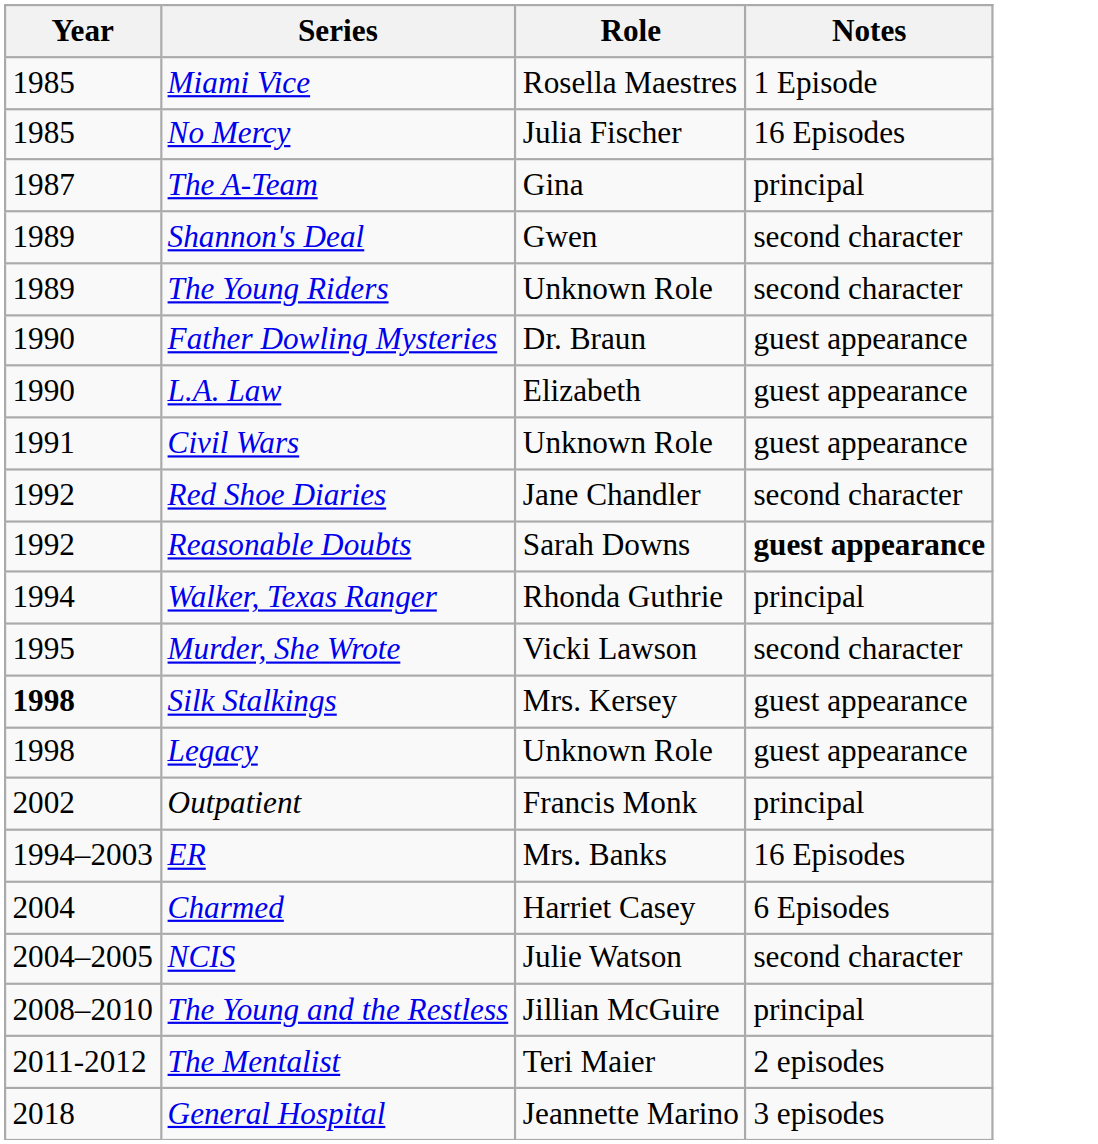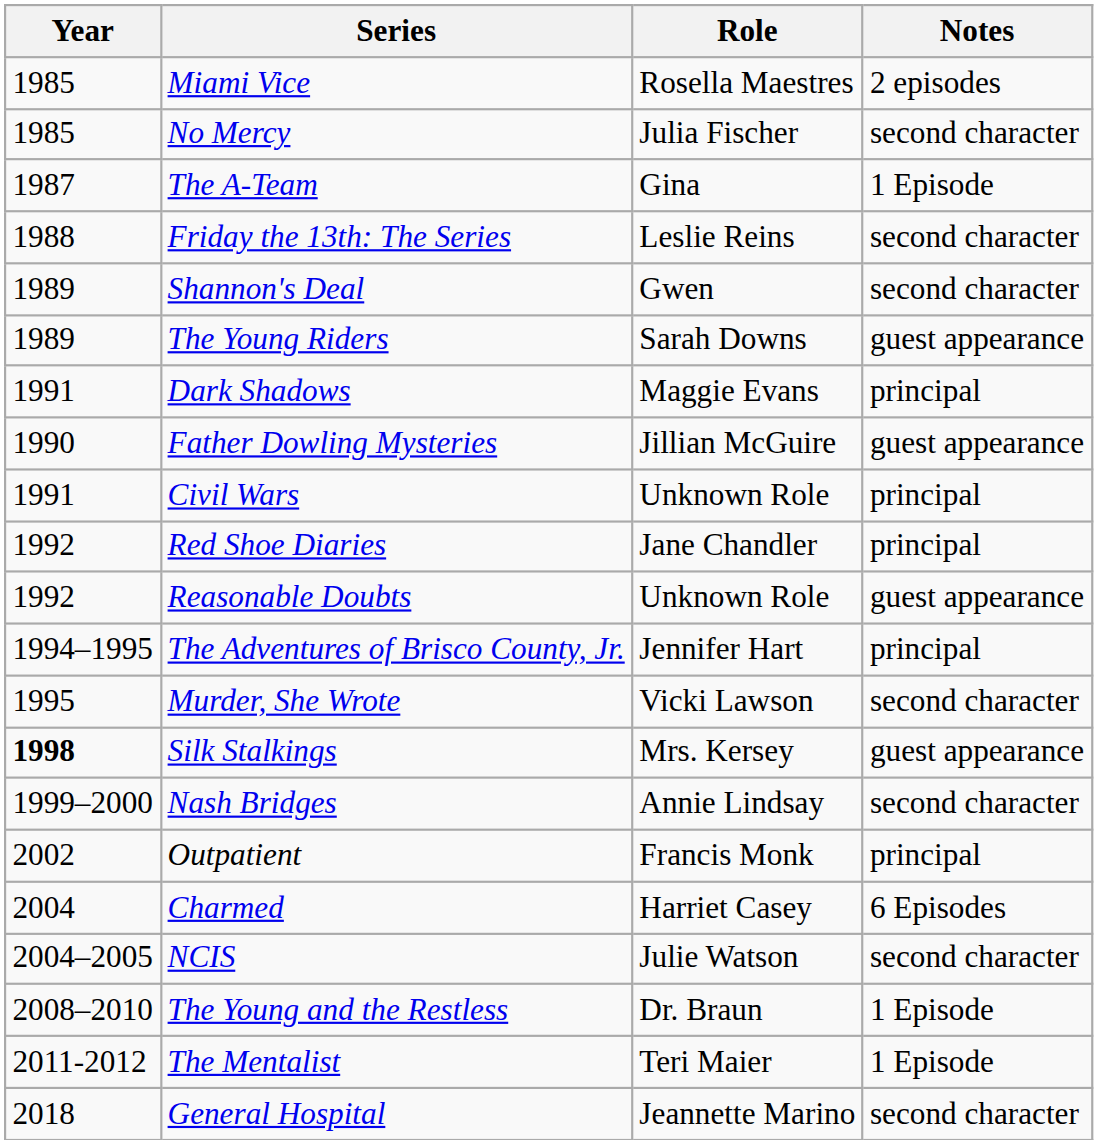(815, 82) 1 Episode -> (935, 82) 2 episodes
(829, 133) 16 Episodes -> (974, 133) second character
(809, 185) principal -> (932, 185) 1 Episode
+ row: (339, 236)
(618, 288) Unknown Role -> (723, 339) Sarah Downs
(858, 288) second character -> (977, 339) guest appearance
+ row: (259, 391)
(584, 339) Dr. Braun -> (738, 442) Jillian McGuire
- row: (224, 391)
(861, 442) guest appearance -> (925, 494) principal
(858, 494) second character -> (925, 546) principal
(607, 546) Sarah Downs -> (734, 597) Unknown Role
(869, 546) bold -> (977, 597) normal
- row: (302, 597)
+ row: (396, 649)
- row: (213, 752)
+ row: (252, 803)
- row: (187, 855)
(621, 1009) Jillian McGuire -> (701, 1009) Dr. Braun
(809, 1009) principal -> (932, 1009) 1 Episode
(819, 1061) 2 episodes -> (932, 1061) 1 Episode
(819, 1112) 3 episodes -> (974, 1112) second character
